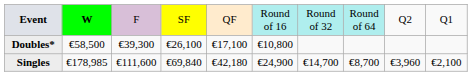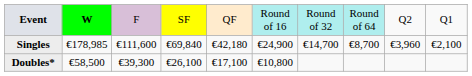rows swapped: (33, 62) <-> (33, 44)
